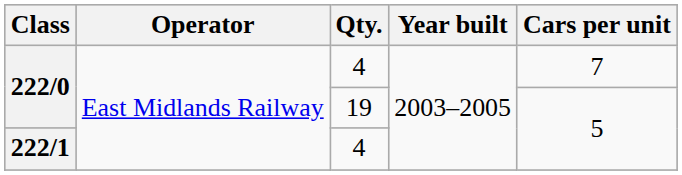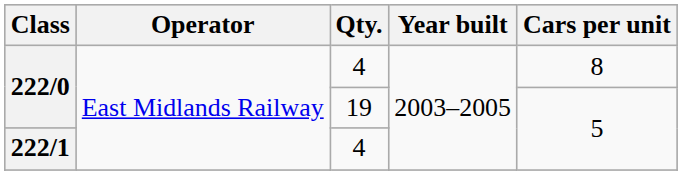(597, 66) 7 -> (597, 66) 8
